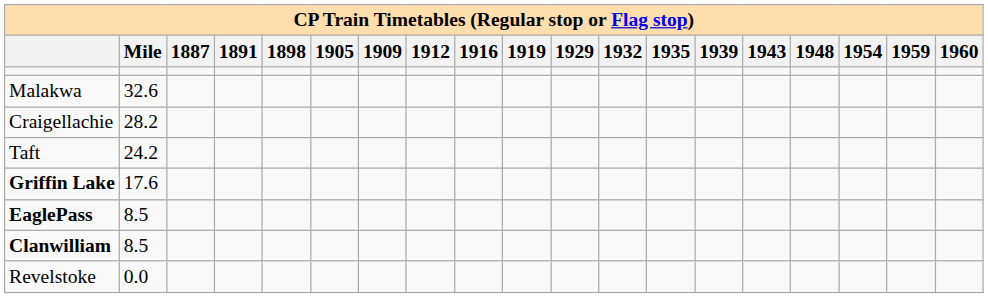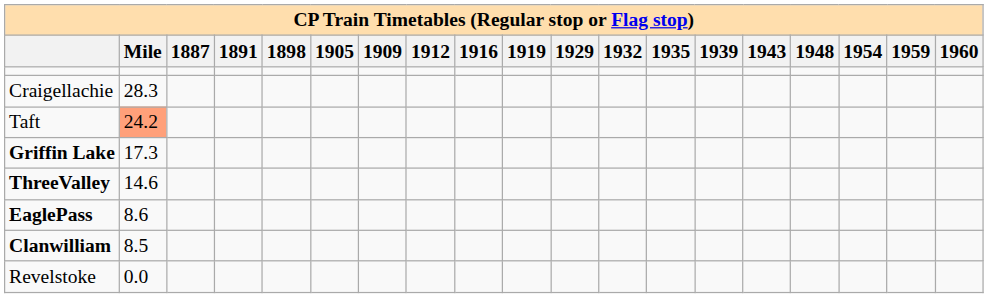- row: (45, 90)
(141, 121) 28.2 -> (141, 90) 28.3
(141, 152) no background -> (141, 121) lightsalmon background
(141, 183) 17.6 -> (141, 152) 17.3
+ row: (60, 183)
(136, 214) 8.5 -> (136, 214) 8.6
